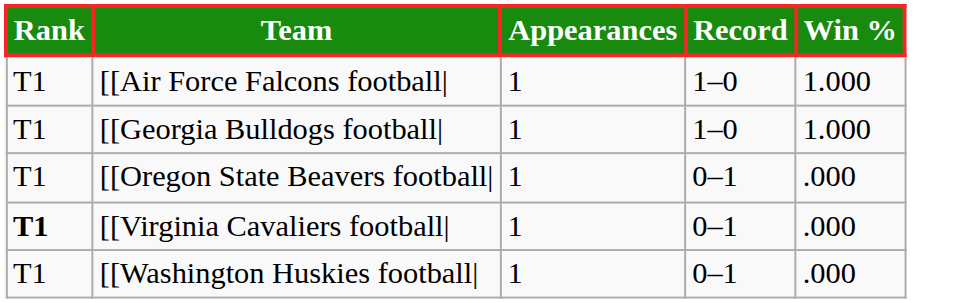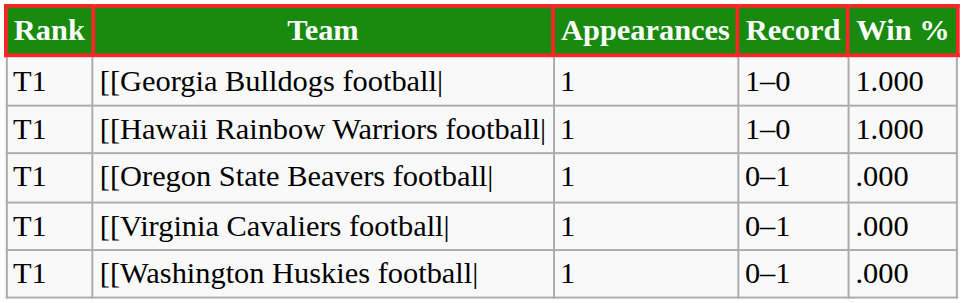- row: (274, 80)
+ row: (323, 128)
(31, 225) bold -> (30, 225) normal
